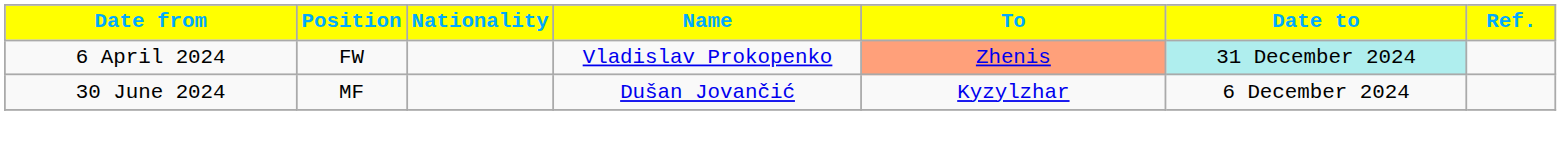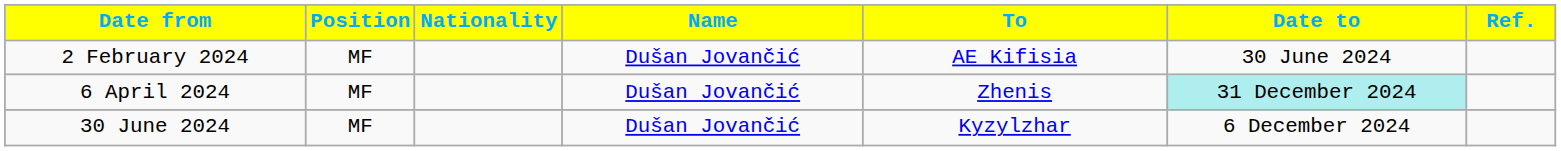+ row: (155, 57)
(351, 57) FW -> (360, 92) MF
(708, 57) Vladislav Prokopenko -> (713, 92) Dušan Jovančić
(1013, 57) lightsalmon background -> (1015, 92) no background
